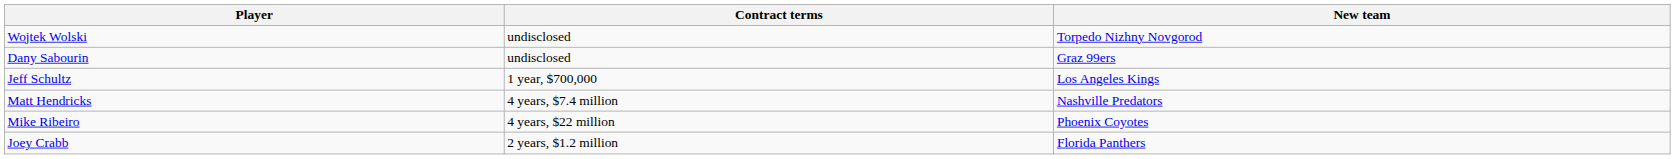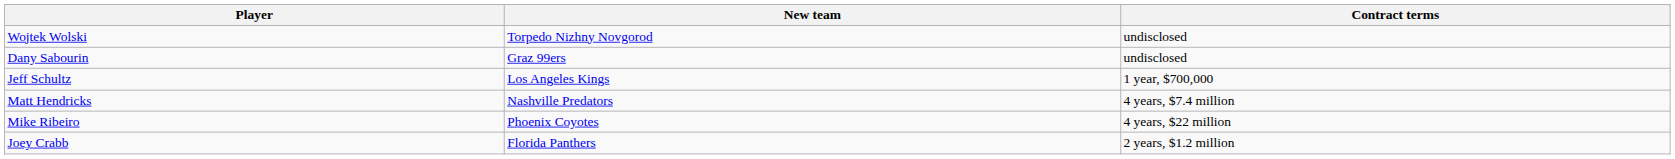columns swapped: (1362, 15) <-> (779, 15)
